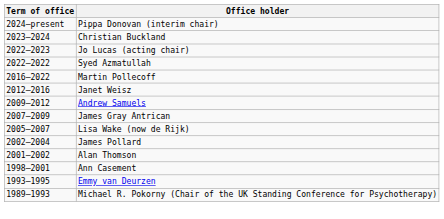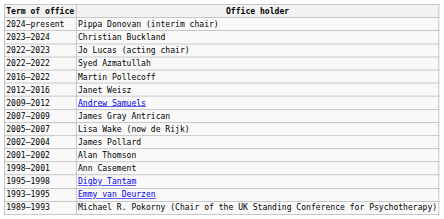+ row: (107, 182)
